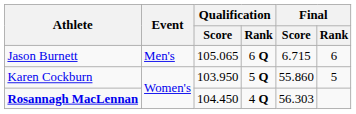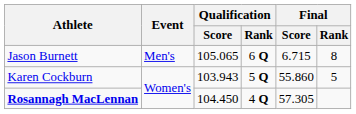(334, 56) 6 -> (334, 56) 8
(218, 77) 103.950 -> (218, 77) 103.943
(296, 98) 56.303 -> (296, 98) 57.305
